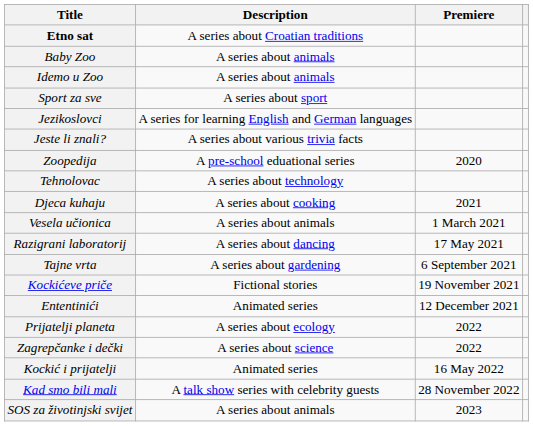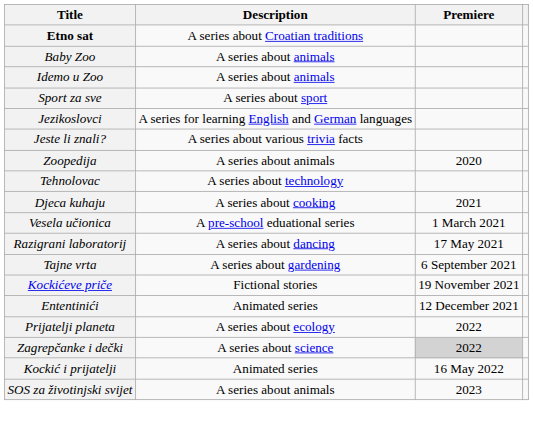(275, 160) A pre-school eduational series -> (275, 160) A series about animals
(275, 222) A series about animals -> (275, 222) A pre-school eduational series
(469, 347) no background -> (469, 347) lightgrey background
- row: (70, 389)
